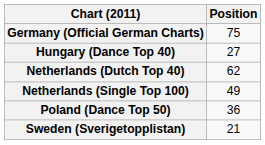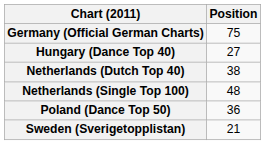(233, 71) 62 -> (233, 71) 38
(233, 91) 49 -> (233, 91) 48
